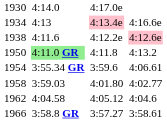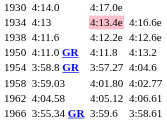(145, 37) pink background -> (145, 37) no background
(55, 52) lightgreen background -> (55, 52) no background
(58, 68) 3:55.34 GR -> (55, 68) 3:58.8 GR
(104, 68) 3:59.6 -> (107, 68) 3:57.27
(146, 68) 4:06.61 -> (143, 68) 4:04.6
(143, 98) 4:04.6 -> (146, 98) 4:06.61
(55, 113) 3:58.8 GR -> (58, 113) 3:55.34 GR
(107, 113) 3:57.27 -> (104, 113) 3:59.6
